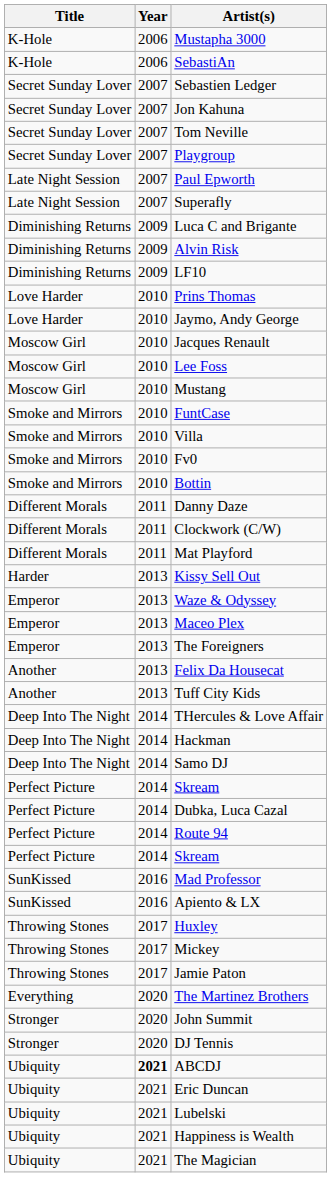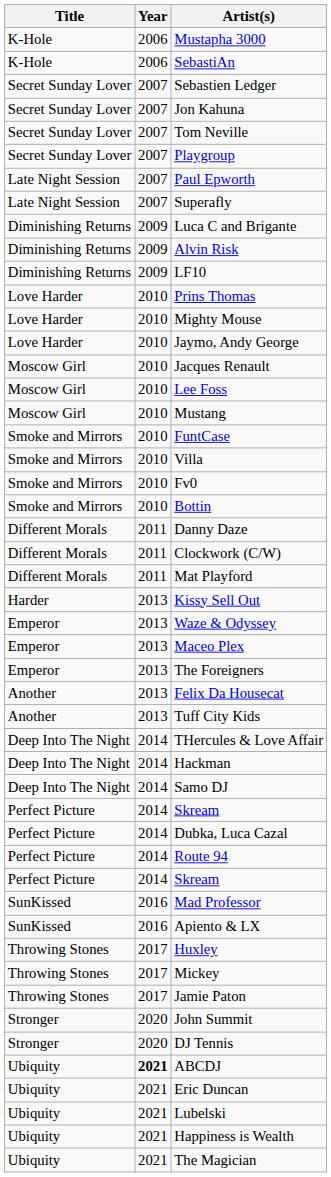+ row: (45, 319)
- row: (41, 996)
